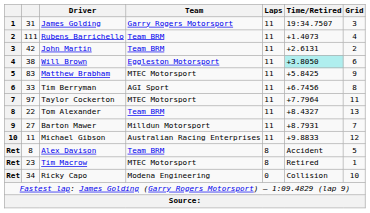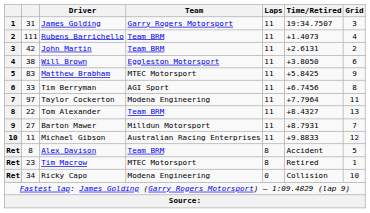(303, 62) paleturquoise background -> (303, 62) no background
(162, 100) MTEC Motorsport -> (169, 100) Modena Engineering
